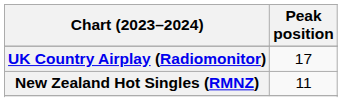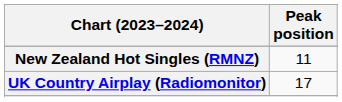rows swapped: (137, 83) <-> (137, 58)
